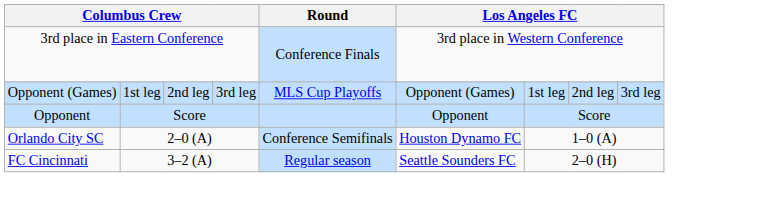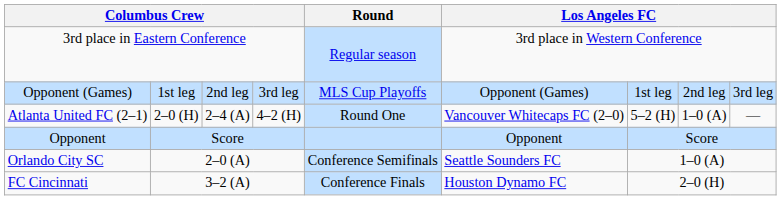(328, 54) Conference Finals -> (373, 54) Regular season
+ row: (78, 115)
(460, 138) Houston Dynamo FC -> (502, 160) Seattle Sounders FC
(328, 160) Regular season -> (373, 183) Conference Finals
(457, 160) Seattle Sounders FC -> (505, 183) Houston Dynamo FC
